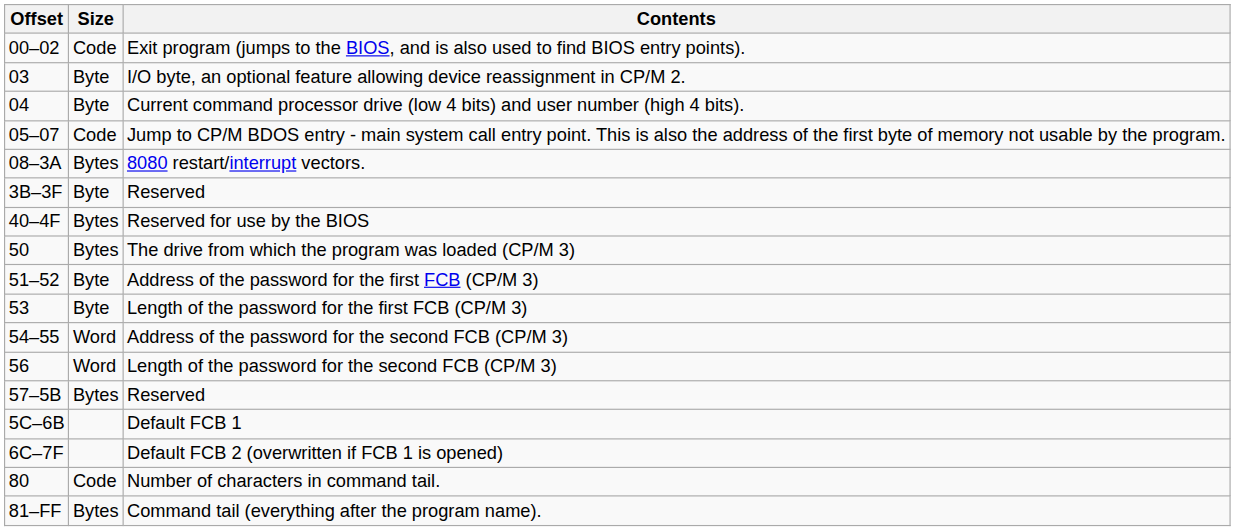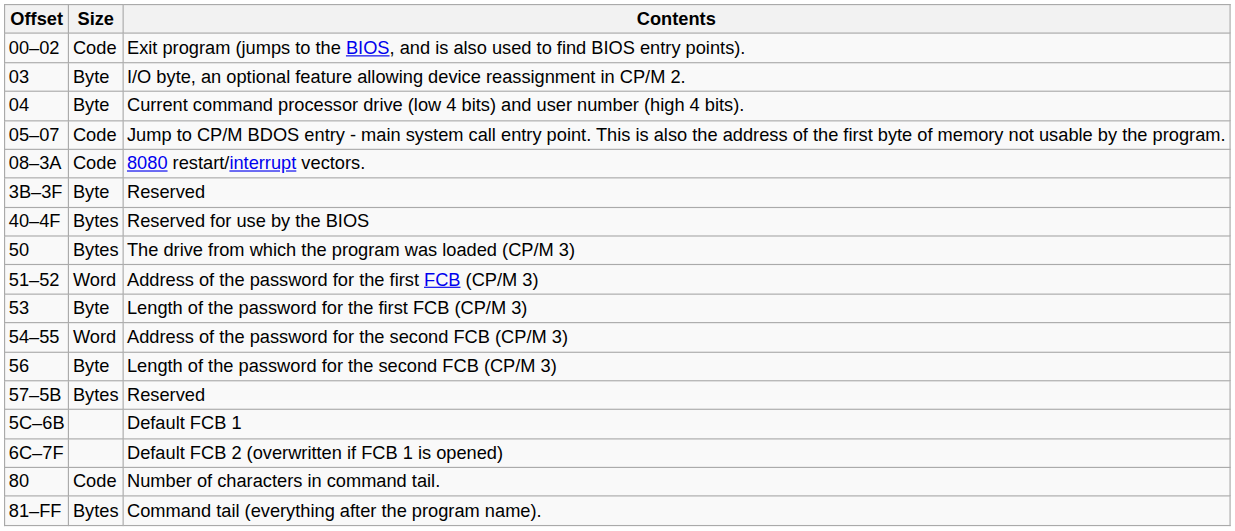(96, 163) Bytes -> (95, 163) Code
(91, 279) Byte -> (95, 279) Word
(95, 366) Word -> (91, 366) Byte
